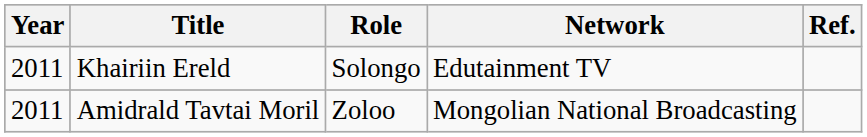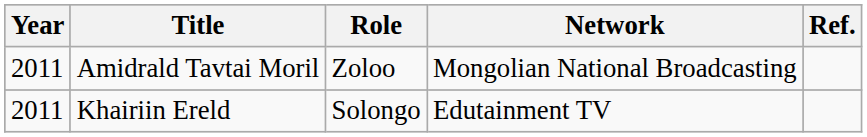rows swapped: (154, 68) <-> (198, 110)
